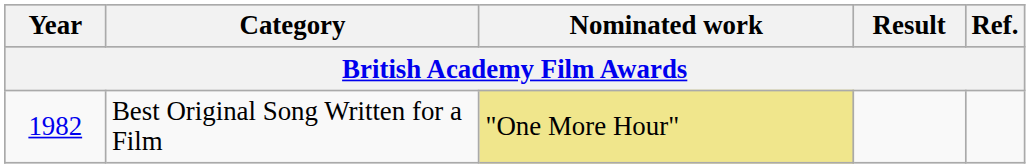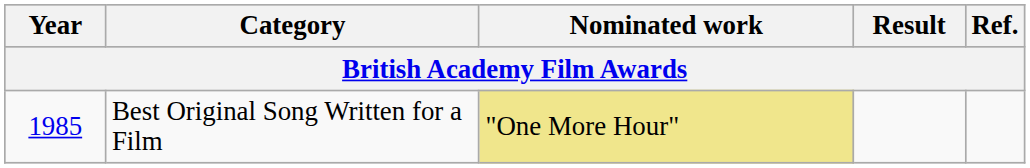(55, 126) 1982 -> (55, 126) 1985
